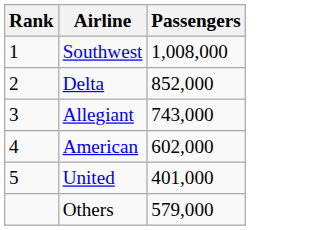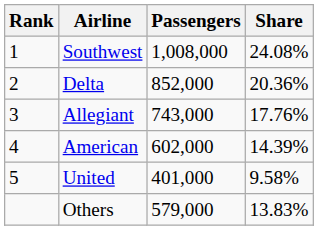+ column: (279, 20)
